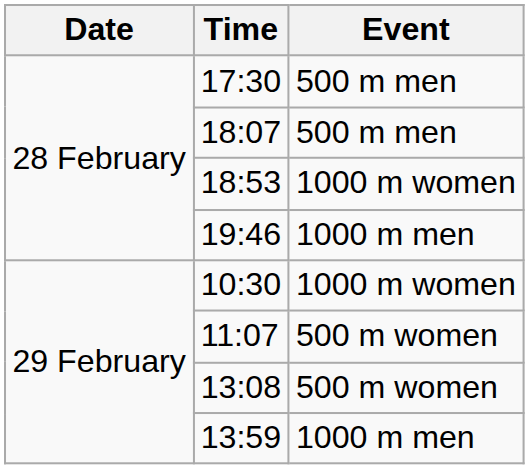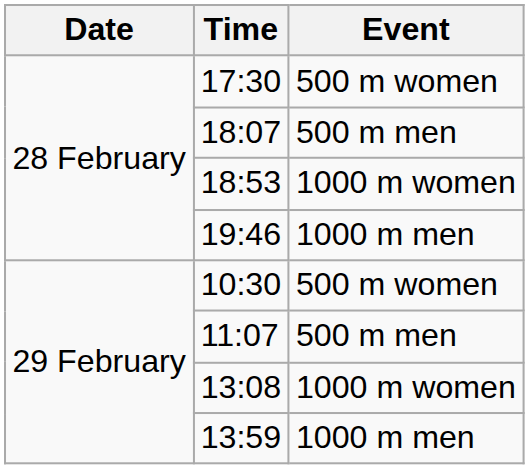(376, 81) 500 m men -> (397, 81) 500 m women
(406, 285) 1000 m women -> (397, 285) 500 m women
(397, 336) 500 m women -> (376, 336) 500 m men
(397, 387) 500 m women -> (406, 387) 1000 m women
